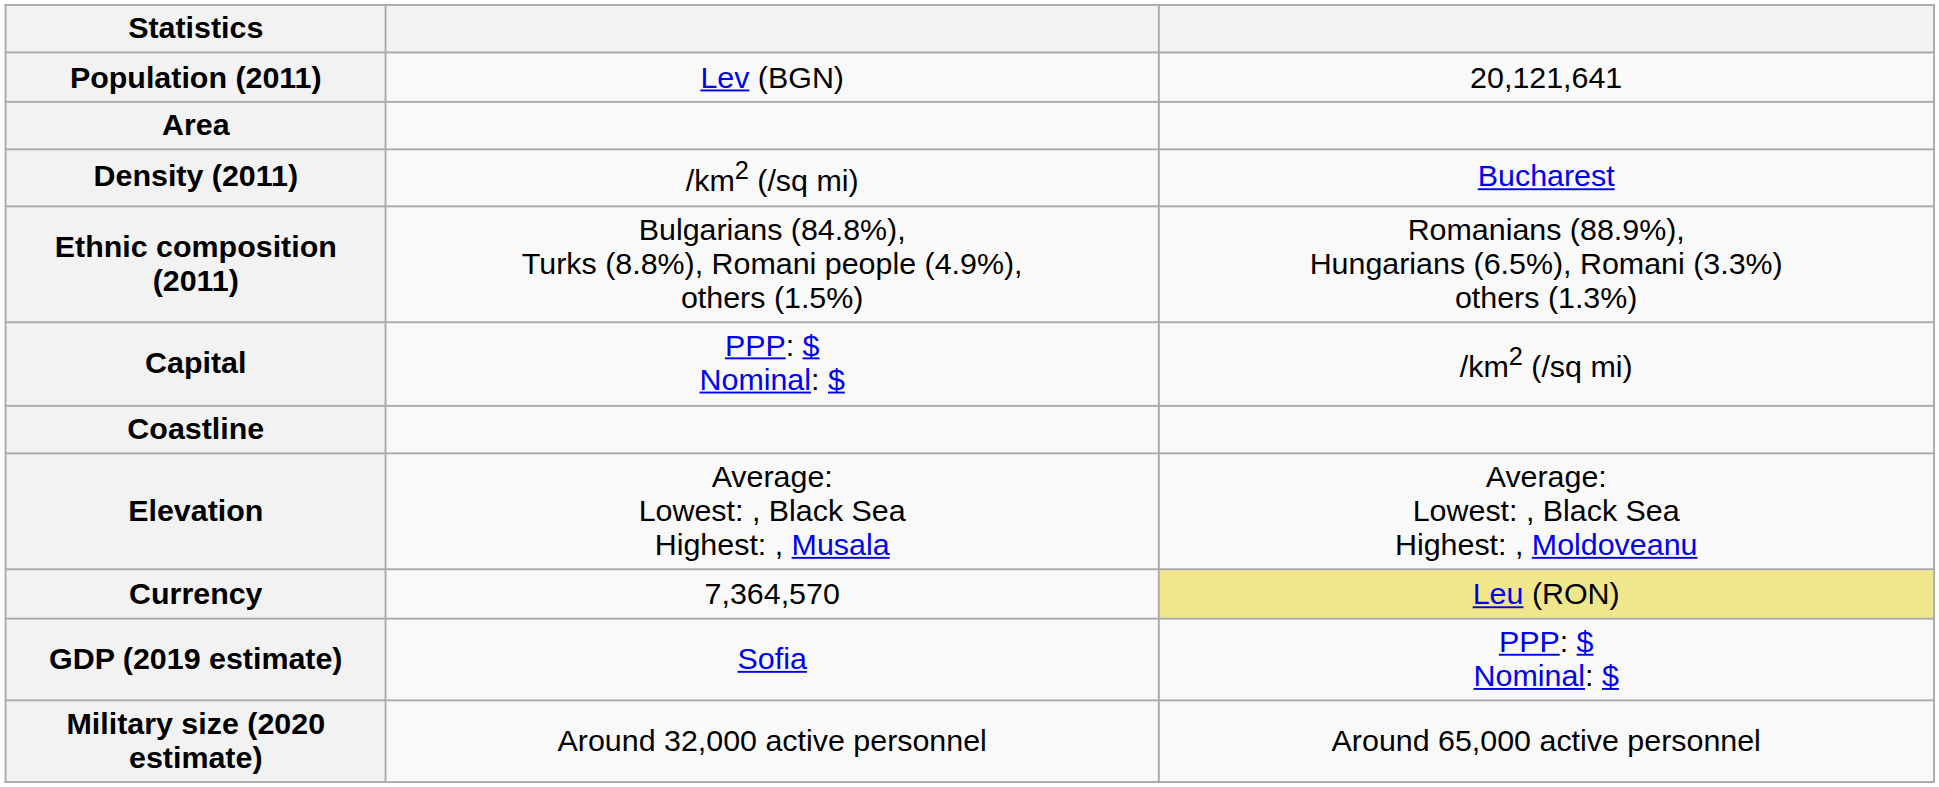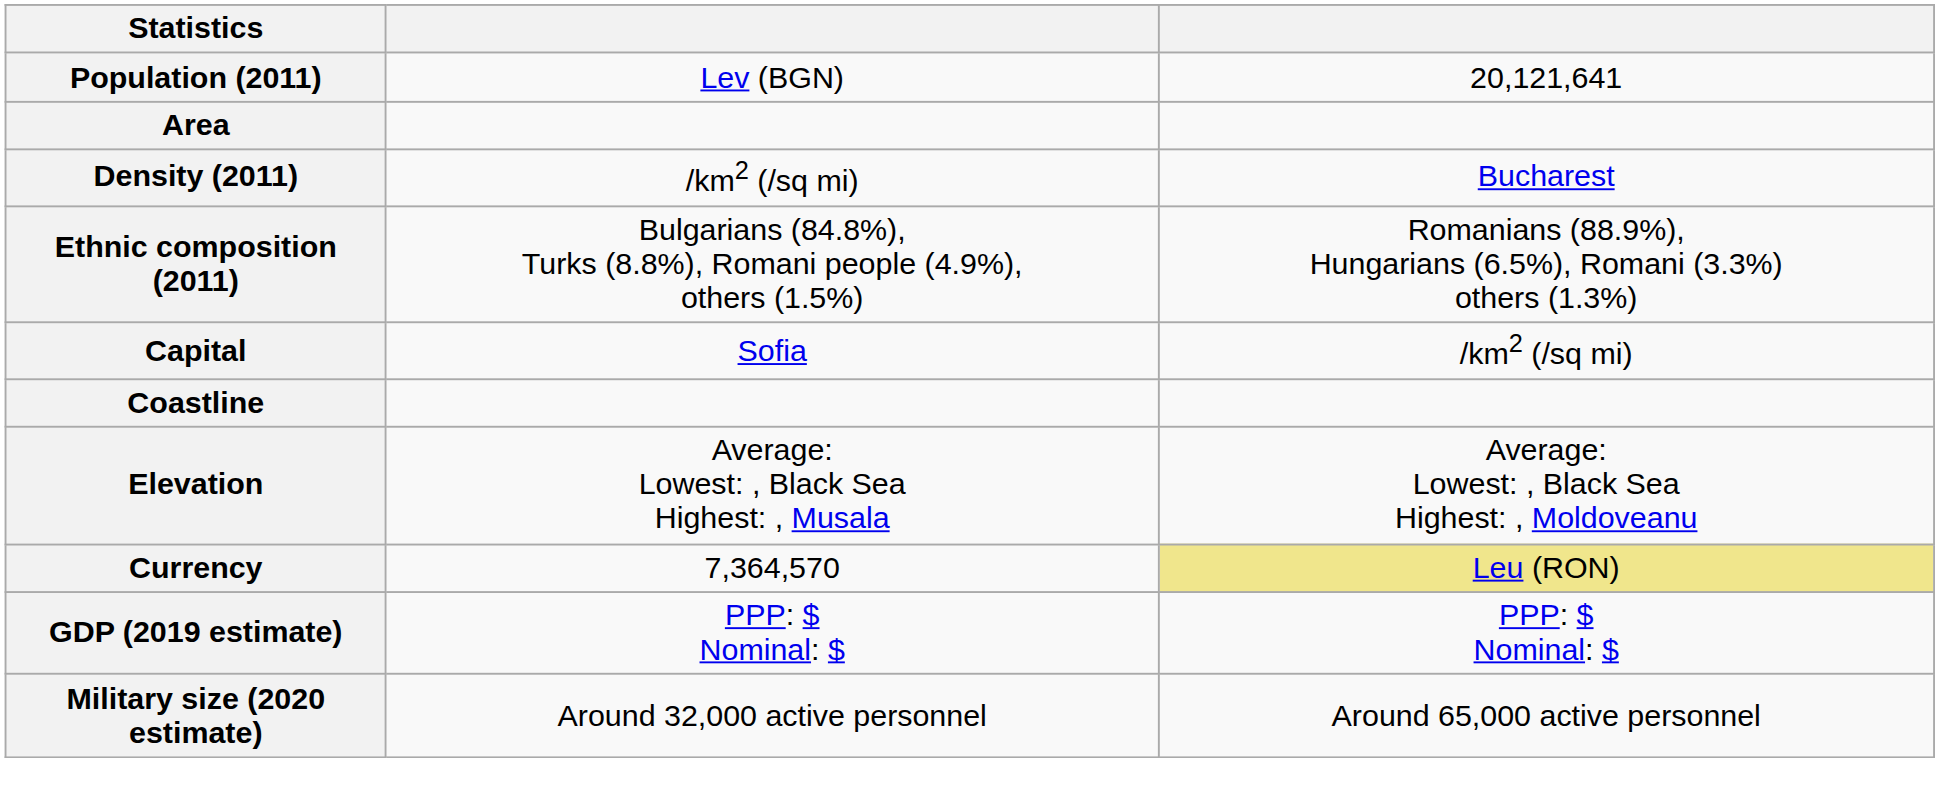(772, 363) PPP: $ Nominal: $ -> (772, 350) Sofia
(772, 658) Sofia -> (772, 632) PPP: $ Nominal: $
